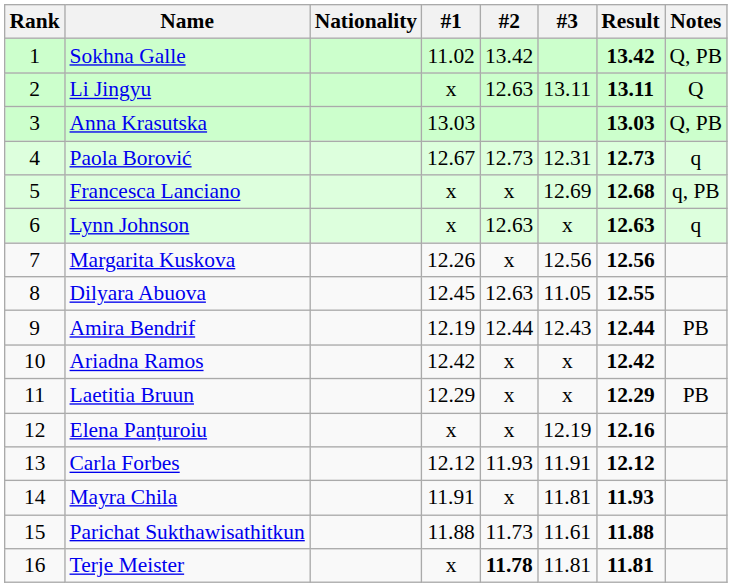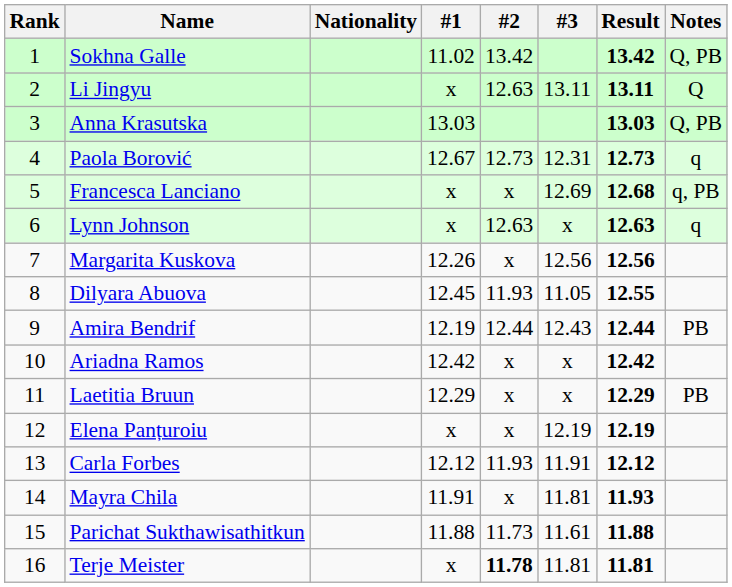(509, 293) 12.63 -> (509, 293) 11.93
(631, 429) 12.16 -> (631, 429) 12.19
